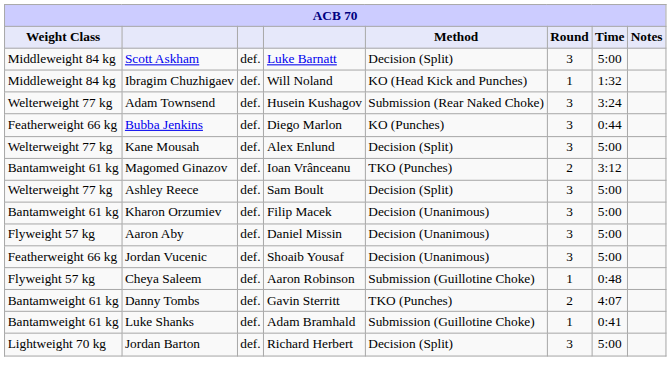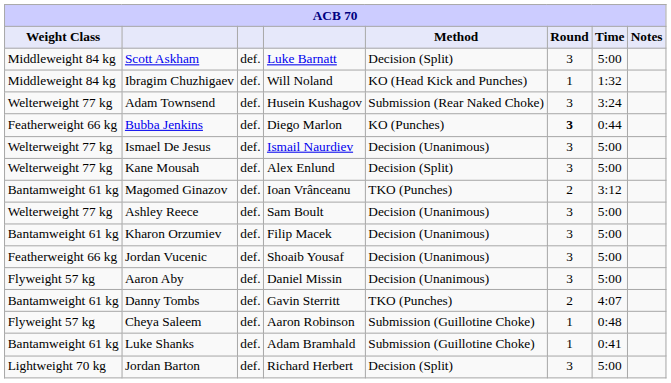(569, 124) normal -> (569, 124) bold
+ row: (168, 146)
(411, 190) Decision (Split) -> (429, 212) Decision (Unanimous)
rows swapped: (166, 256) <-> (154, 234)
rows swapped: (163, 278) <-> (162, 300)
